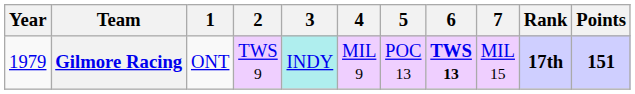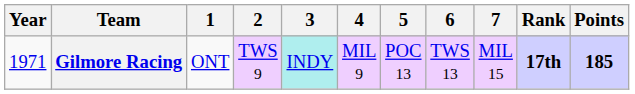(28, 62) 1979 -> (28, 62) 1971
(451, 62) bold -> (450, 62) normal
(601, 62) 151 -> (599, 62) 185
